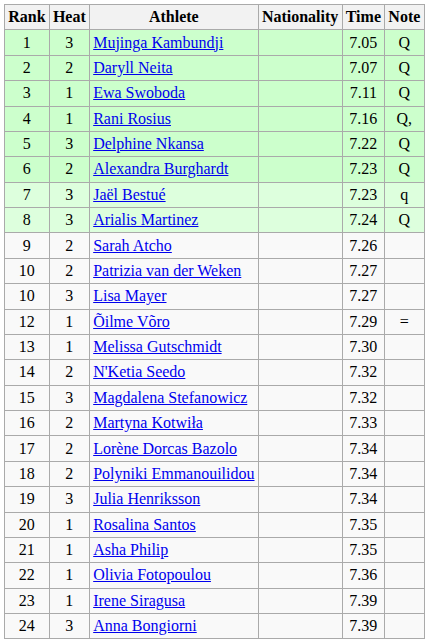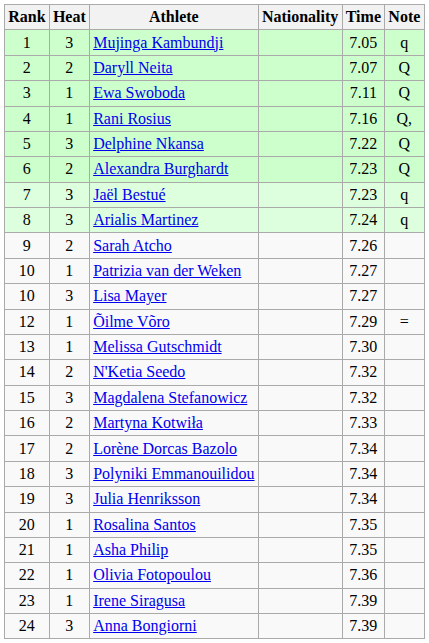(404, 42) Q -> (404, 42) q
(404, 220) Q -> (404, 220) q
(69, 270) 2 -> (69, 270) 1
(69, 473) 2 -> (69, 473) 3
